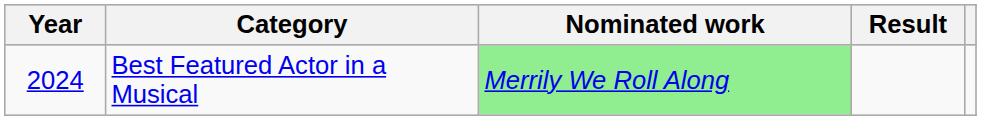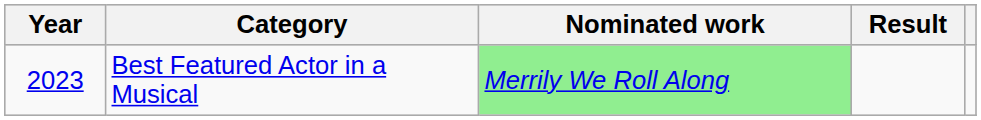(55, 79) 2024 -> (55, 79) 2023
